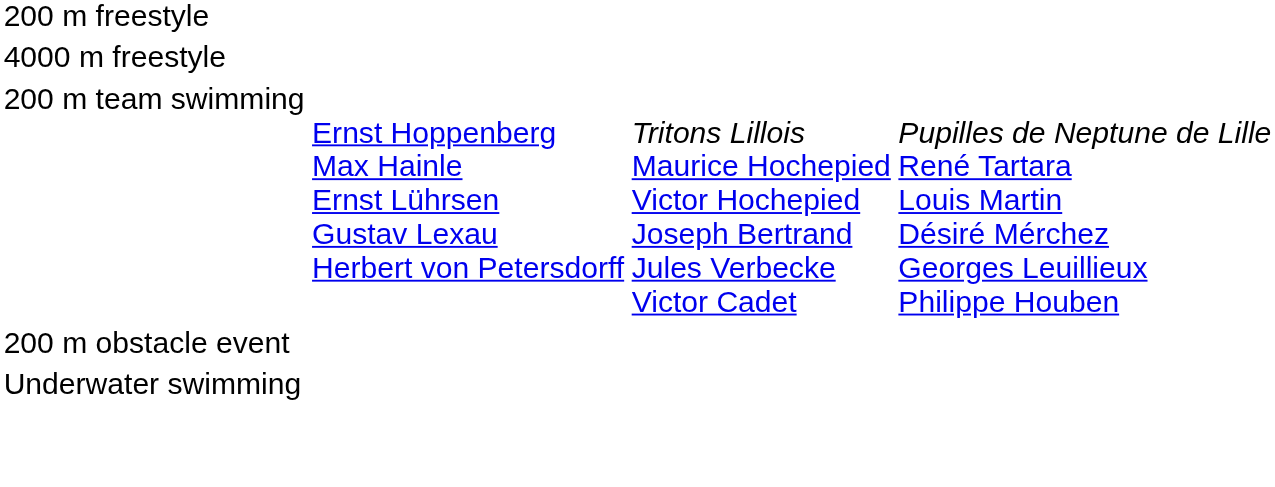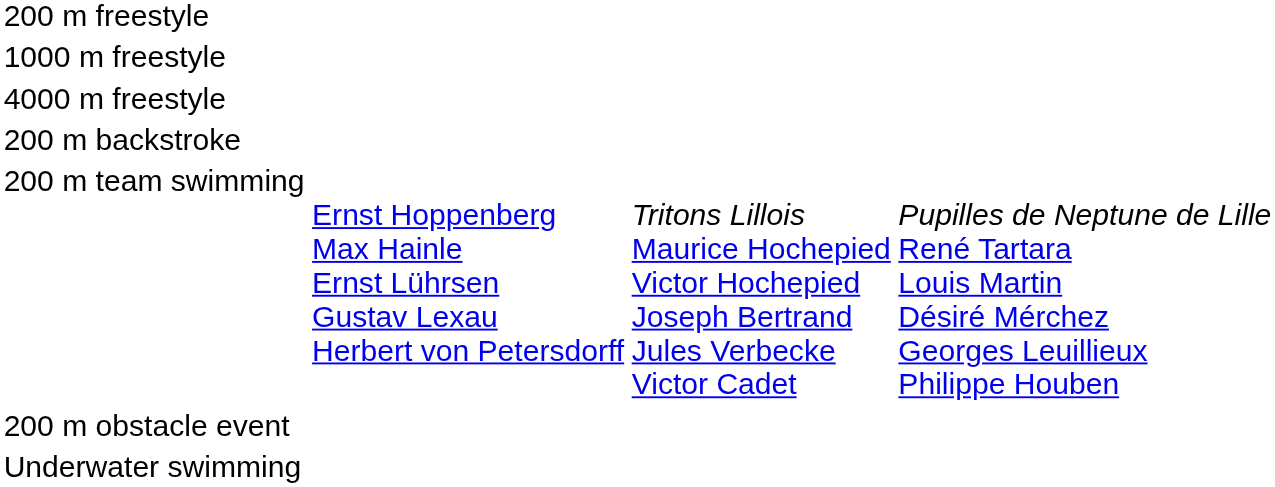+ row: (115, 57)
+ row: (122, 140)
